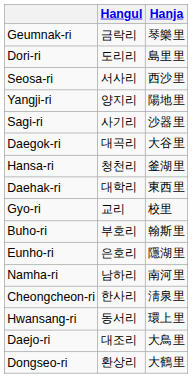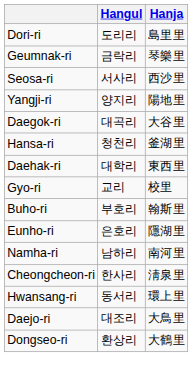rows swapped: (39, 34) <-> (24, 56)
- row: (25, 122)
